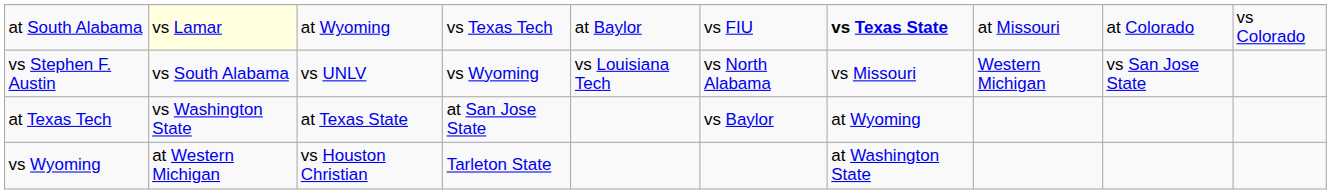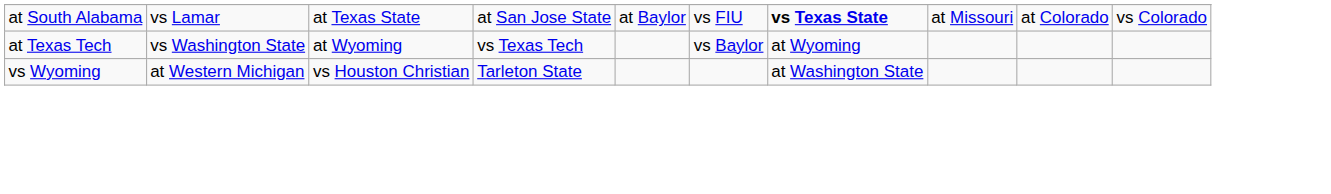(187, 27) lightyellow background -> (185, 17) no background
(345, 27) at Wyoming -> (366, 17) at Texas State
(500, 27) vs Texas Tech -> (544, 17) at San Jose State
- row: (60, 73)
(354, 119) at Texas State -> (358, 44) at Wyoming
(491, 119) at San Jose State -> (530, 44) vs Texas Tech
